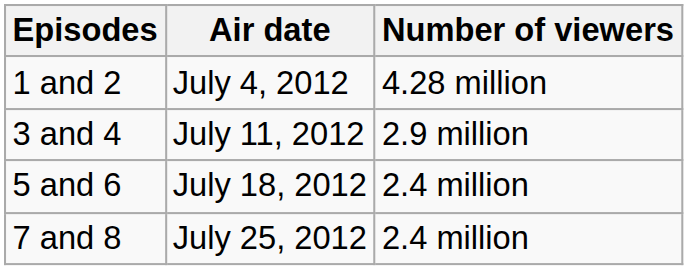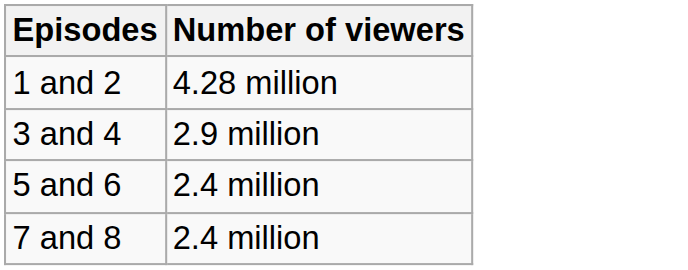- column: (270, 30)
